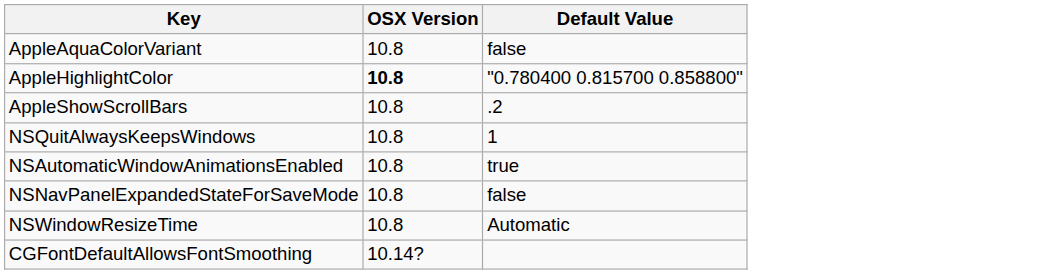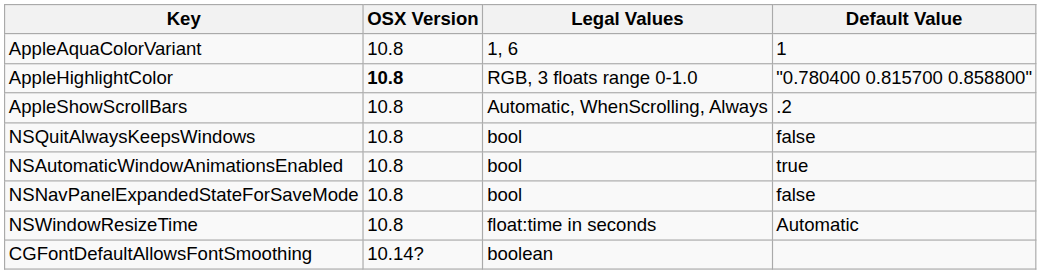+ column: (627, 19)
(507, 48) false -> (781, 48) 1
(492, 136) 1 -> (796, 136) false
